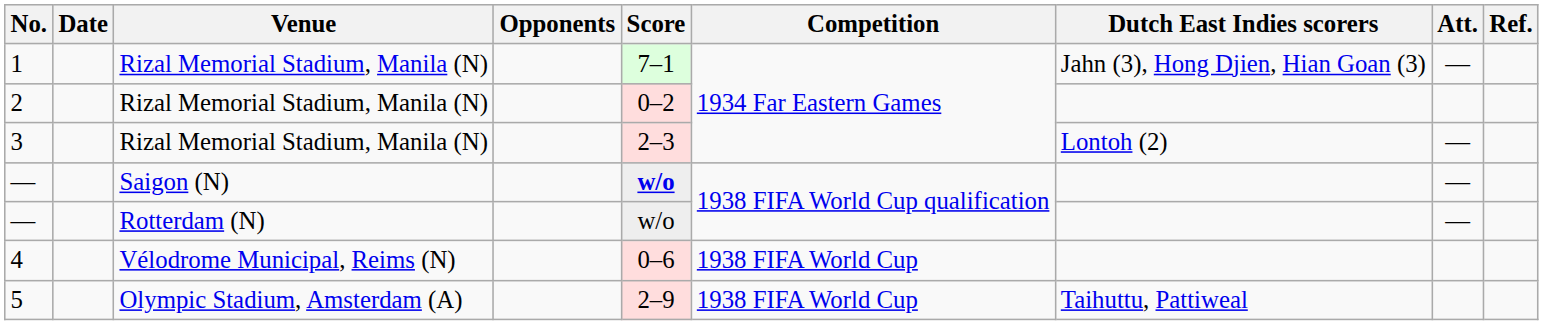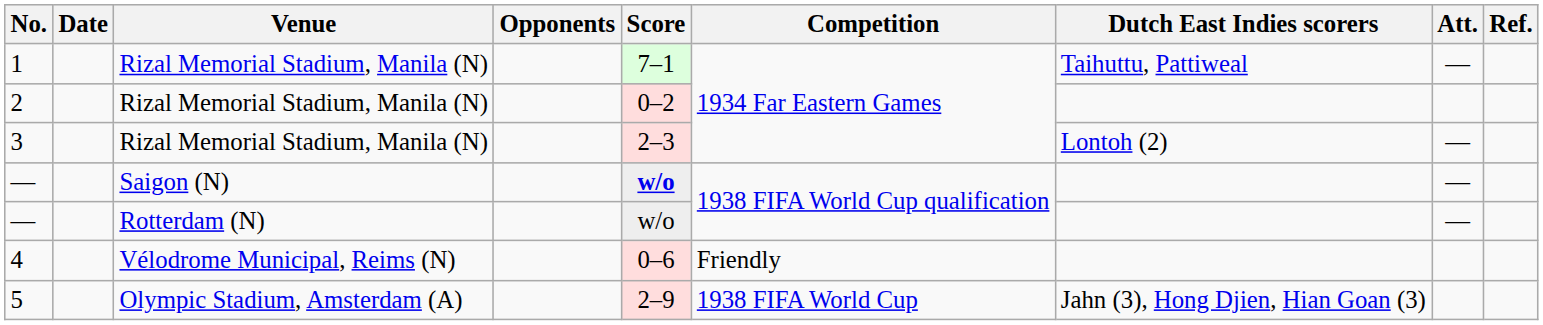(1243, 63) Jahn (3), Hong Djien, Hian Goan (3) -> (1154, 63) Taihuttu, Pattiweal
(807, 260) 1938 FIFA World Cup -> (739, 260) Friendly
(1154, 299) Taihuttu, Pattiweal -> (1243, 299) Jahn (3), Hong Djien, Hian Goan (3)
